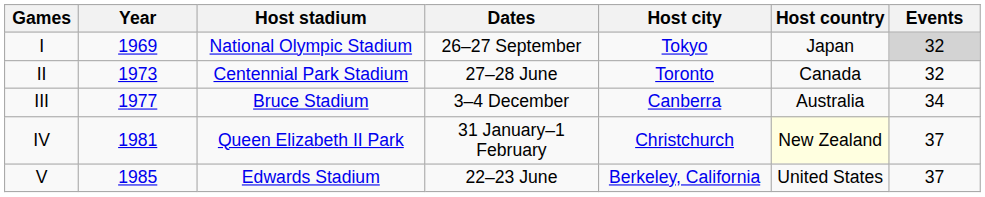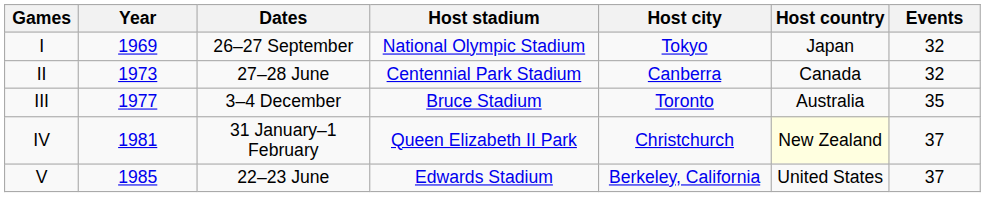columns swapped: (511, 18) <-> (311, 18)
(935, 46) lightgrey background -> (935, 46) no background
(685, 74) Toronto -> (685, 74) Canberra
(685, 102) Canberra -> (685, 102) Toronto
(935, 102) 34 -> (935, 102) 35
